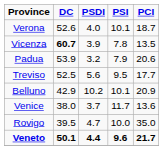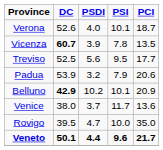rows swapped: (29, 59) <-> (29, 75)
(66, 91) normal -> (66, 91) bold
